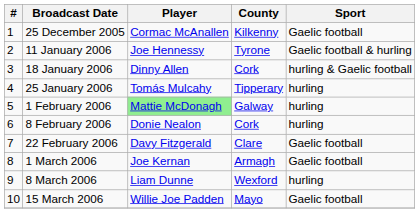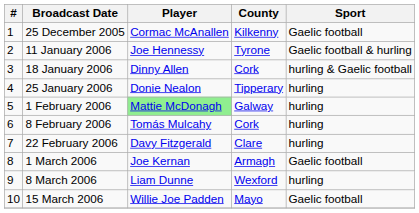(171, 87) Tomás Mulcahy -> (166, 87) Donie Nealon
(166, 124) Donie Nealon -> (171, 124) Tomás Mulcahy
(326, 143) Gaelic football -> (306, 143) hurling
